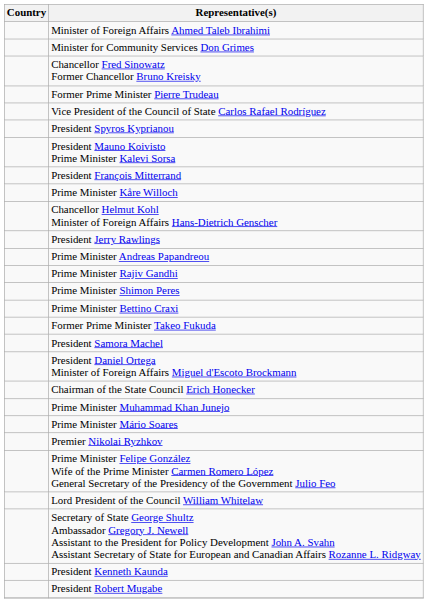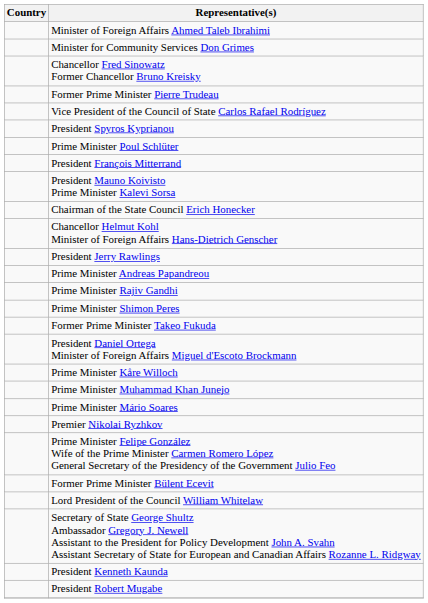+ row: (115, 146)
rows swapped: (113, 152) <-> (116, 175)
rows swapped: (153, 389) <-> (114, 192)
- row: (115, 308)
- row: (107, 343)
+ row: (132, 483)
